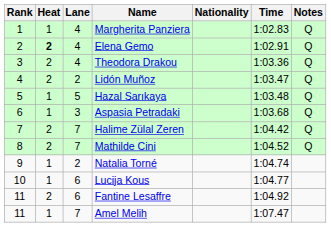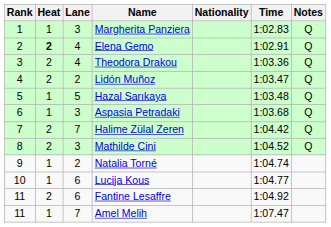(78, 29) 4 -> (78, 29) 3
(78, 146) 7 -> (78, 146) 3
